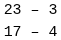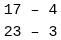rows swapped: (31, 10) <-> (31, 32)
